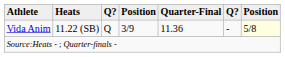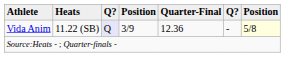(107, 28) no background -> (107, 28) lavender background
(172, 28) 11.36 -> (172, 28) 12.36
